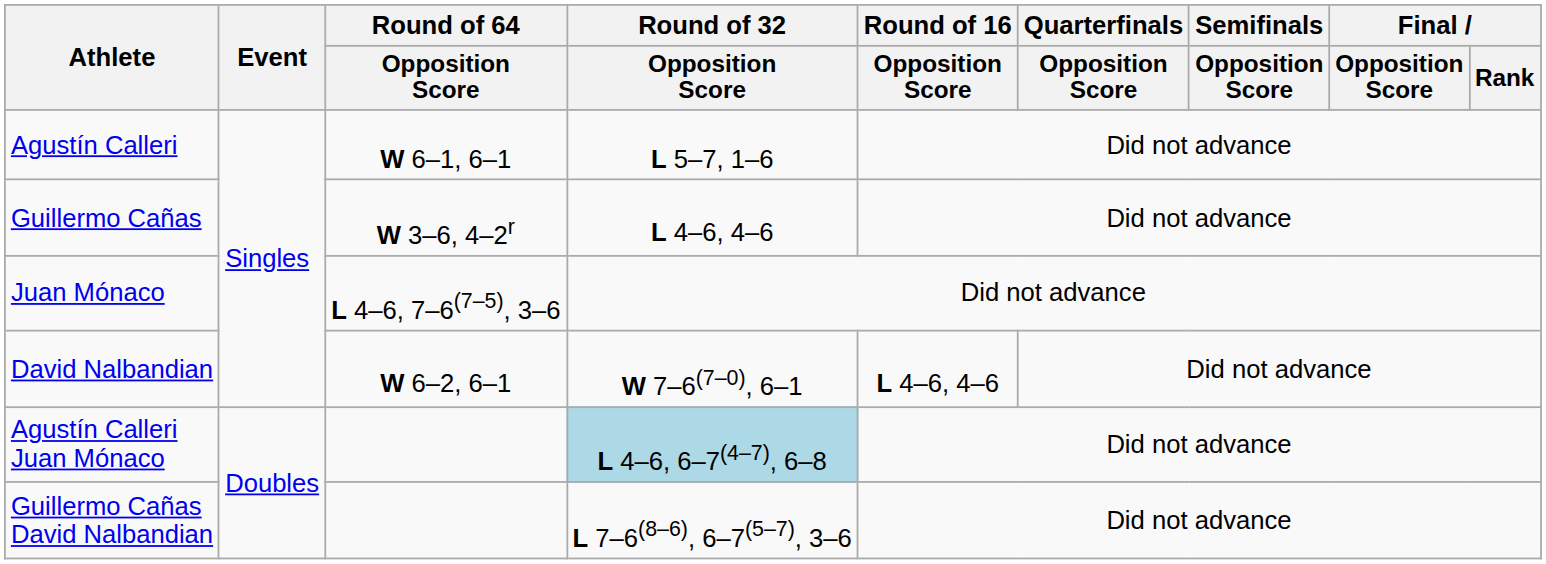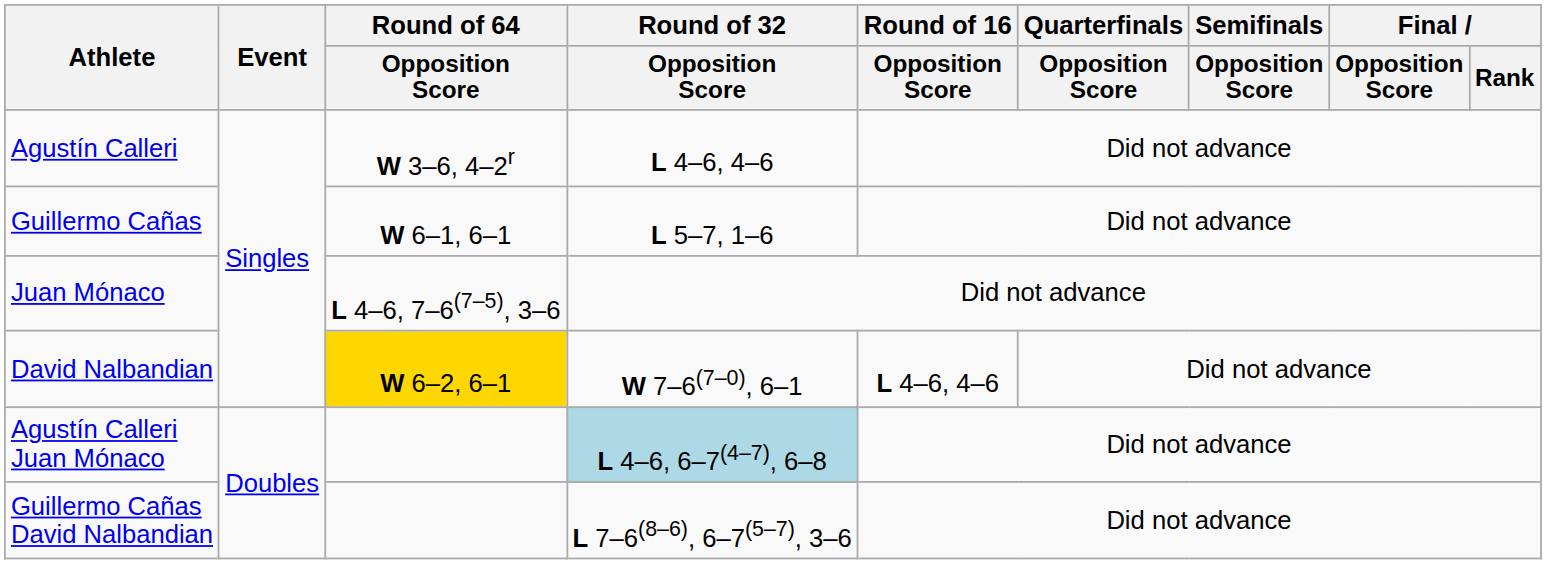(446, 159) W 6–1, 6–1 -> (446, 163) W 3–6, 4–2r
(712, 159) L 5–7, 1–6 -> (712, 163) L 4–6, 4–6
(446, 232) W 3–6, 4–2r -> (446, 235) W 6–1, 6–1
(712, 232) L 4–6, 4–6 -> (712, 235) L 5–7, 1–6
(446, 383) no background -> (446, 383) gold background
